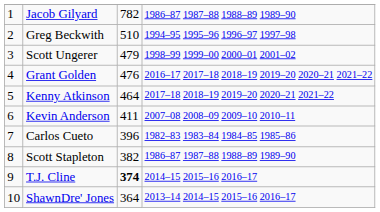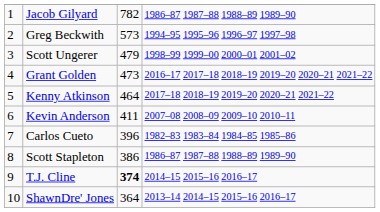(130, 34) 510 -> (130, 34) 573
(130, 75) 476 -> (130, 75) 473
(130, 156) 382 -> (130, 156) 386
